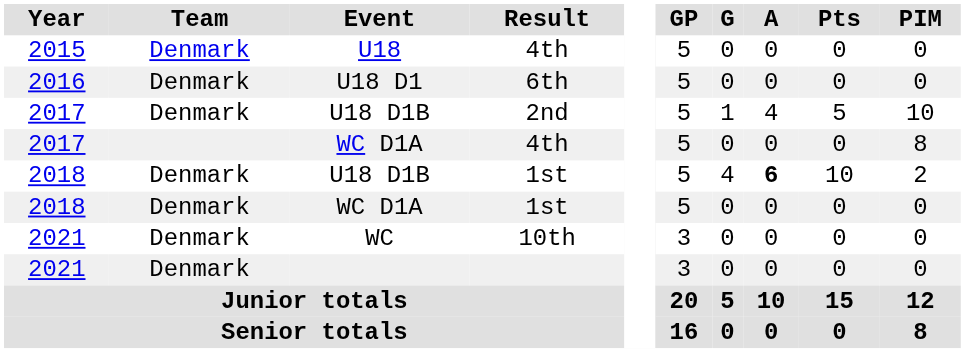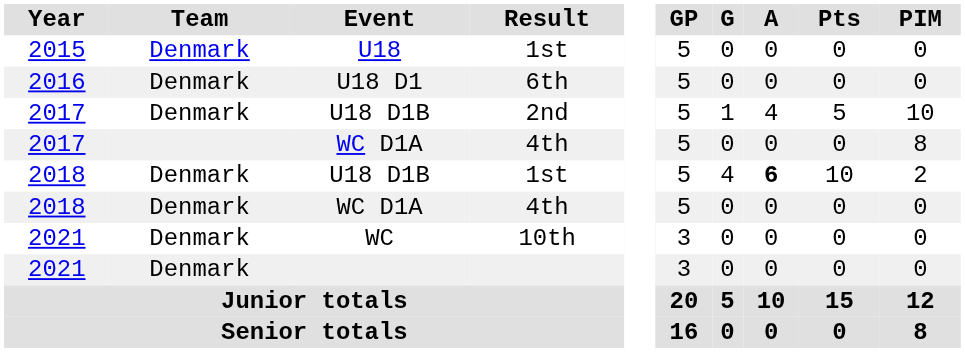(547, 51) 4th -> (547, 51) 1st
(547, 207) 1st -> (547, 207) 4th
